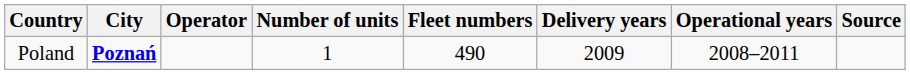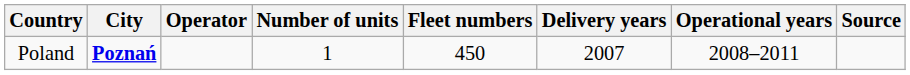(470, 52) 490 -> (470, 52) 450
(604, 52) 2009 -> (604, 52) 2007
